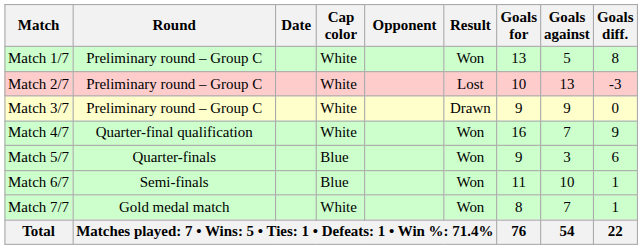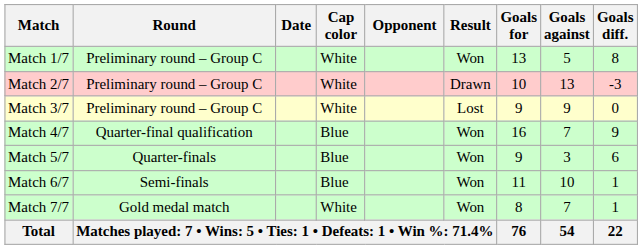(470, 83) Lost -> (470, 83) Drawn
(470, 108) Drawn -> (470, 108) Lost
(339, 132) White -> (334, 132) Blue
